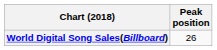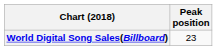(191, 38) 26 -> (191, 38) 23
